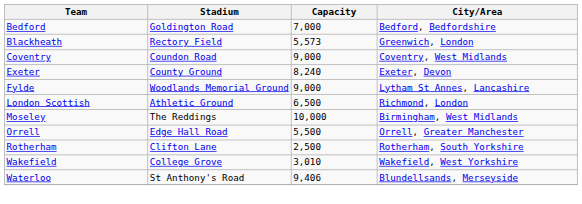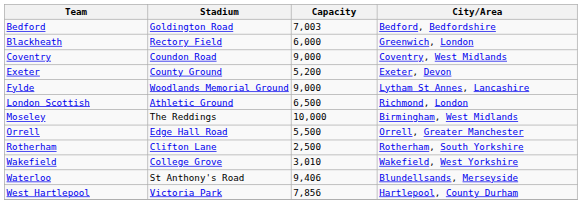(307, 27) 7,000 -> (307, 27) 7,003
(307, 42) 5,573 -> (307, 42) 6,000
(307, 72) 8,240 -> (307, 72) 5,200
+ row: (48, 192)
